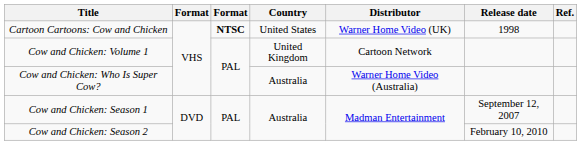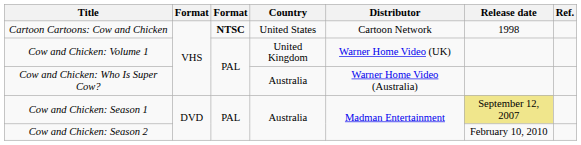(395, 29) Warner Home Video (UK) -> (395, 29) Cartoon Network
(395, 52) Cartoon Network -> (395, 52) Warner Home Video (UK)
(509, 109) no background -> (509, 109) khaki background
